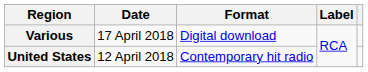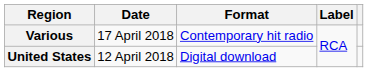(228, 35) Digital download -> (247, 35) Contemporary hit radio
(247, 56) Contemporary hit radio -> (228, 56) Digital download
